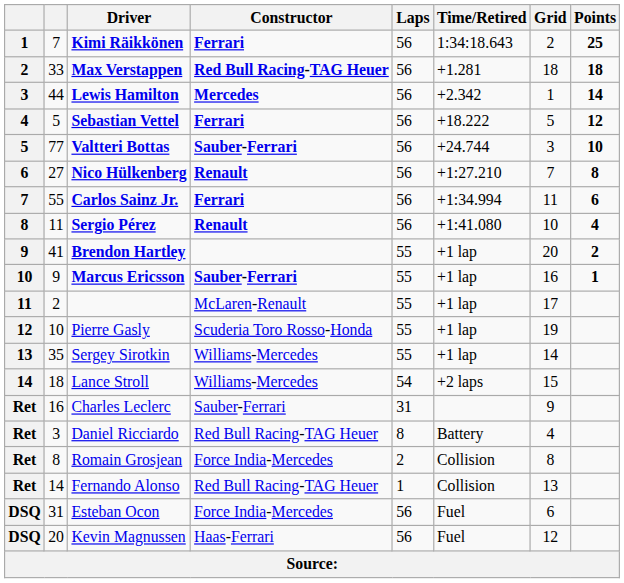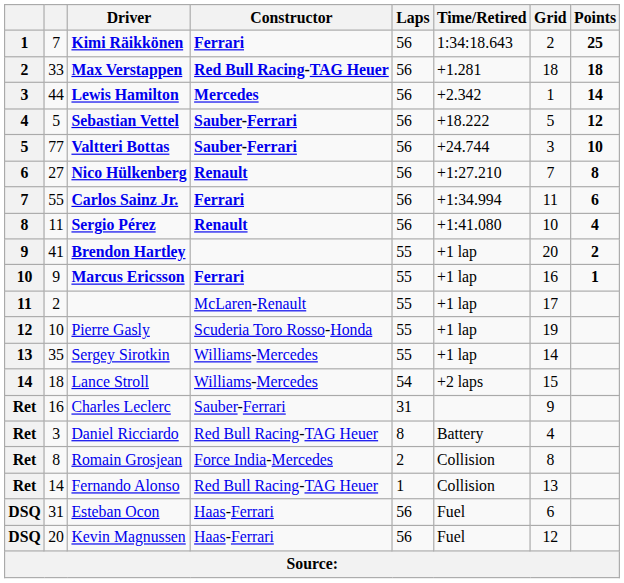(219, 121) Ferrari -> (245, 121) Sauber-Ferrari
(245, 277) Sauber-Ferrari -> (219, 277) Ferrari
(264, 511) Force India-Mercedes -> (234, 511) Haas-Ferrari
